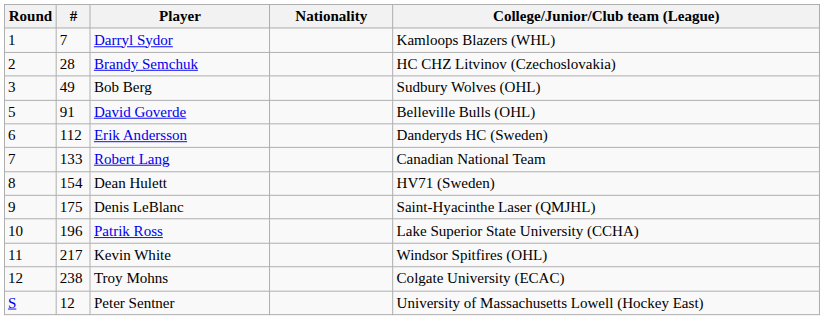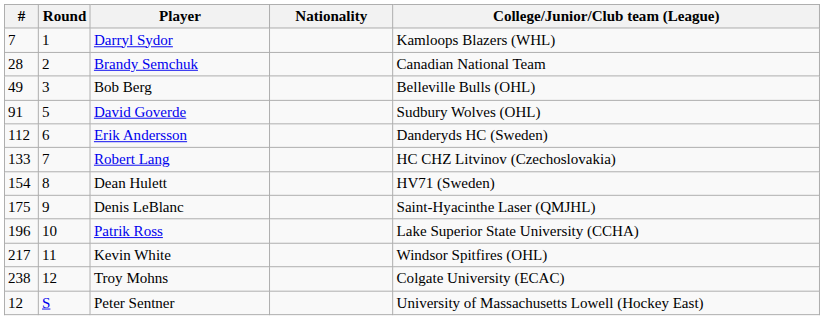columns swapped: (30, 16) <-> (73, 16)
(506, 64) HC CHZ Litvinov (Czechoslovakia) -> (471, 64) Canadian National Team
(469, 87) Sudbury Wolves (OHL) -> (466, 87) Belleville Bulls (OHL)
(466, 111) Belleville Bulls (OHL) -> (469, 111) Sudbury Wolves (OHL)
(471, 159) Canadian National Team -> (506, 159) HC CHZ Litvinov (Czechoslovakia)
